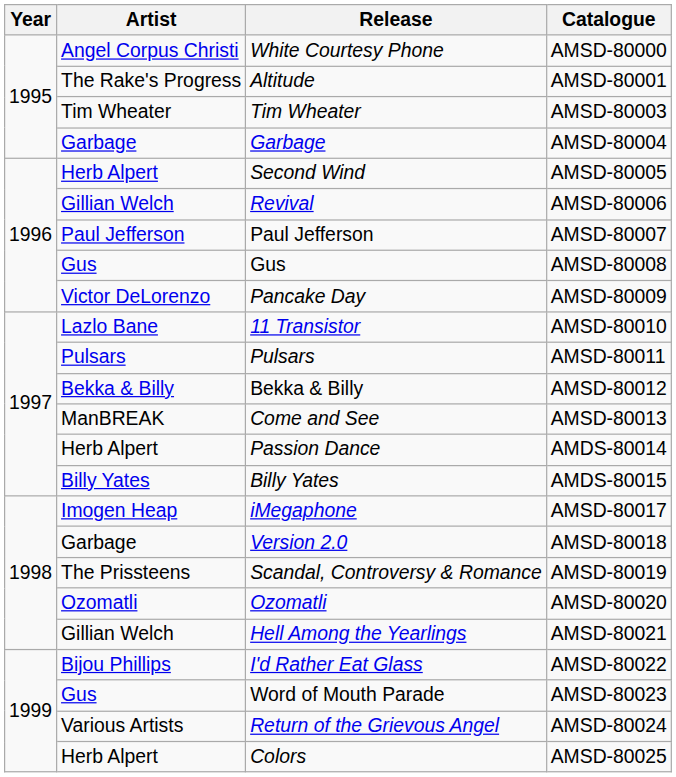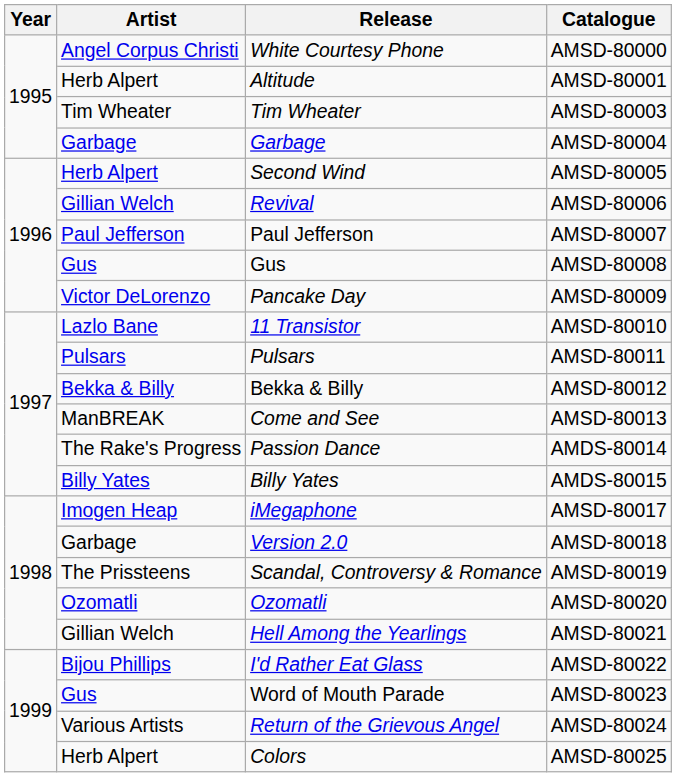(151, 81) The Rake's Progress -> (109, 81) Herb Alpert
(109, 449) Herb Alpert -> (151, 449) The Rake's Progress
